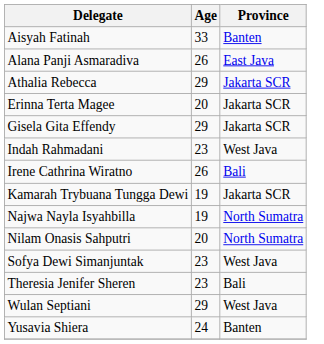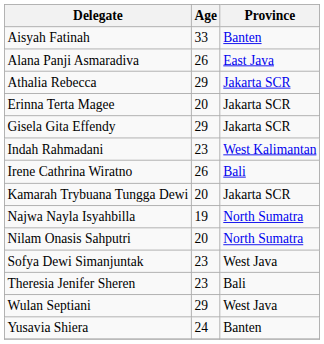(250, 149) West Java -> (270, 149) West Kalimantan
(201, 194) 19 -> (201, 194) 20
